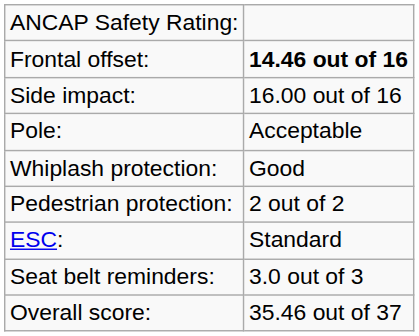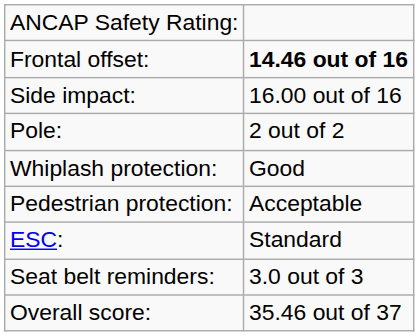(306, 131) Acceptable -> (297, 131) 2 out of 2
(297, 204) 2 out of 2 -> (306, 204) Acceptable
